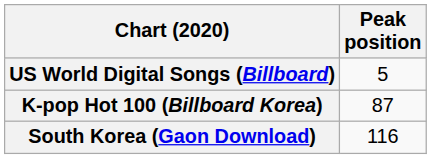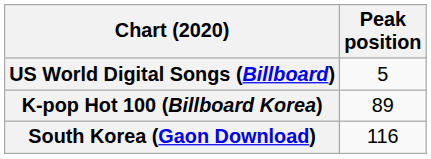(383, 105) 87 -> (383, 105) 89
